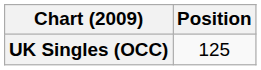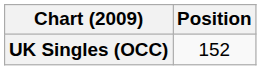(214, 49) 125 -> (214, 49) 152
